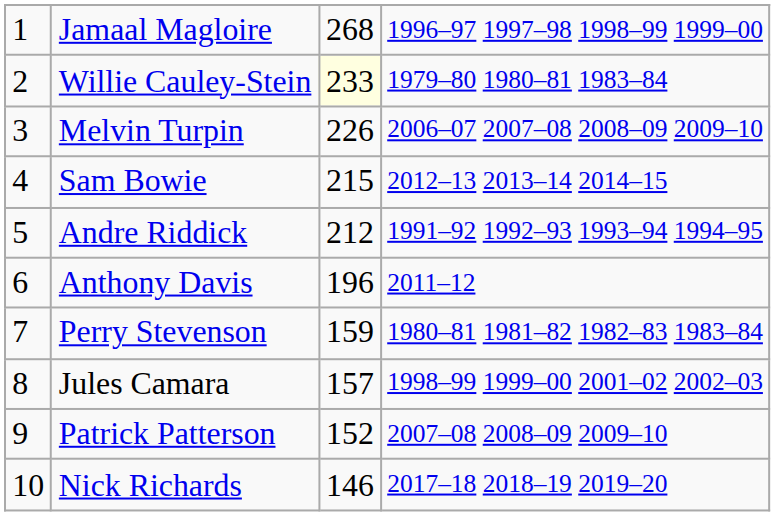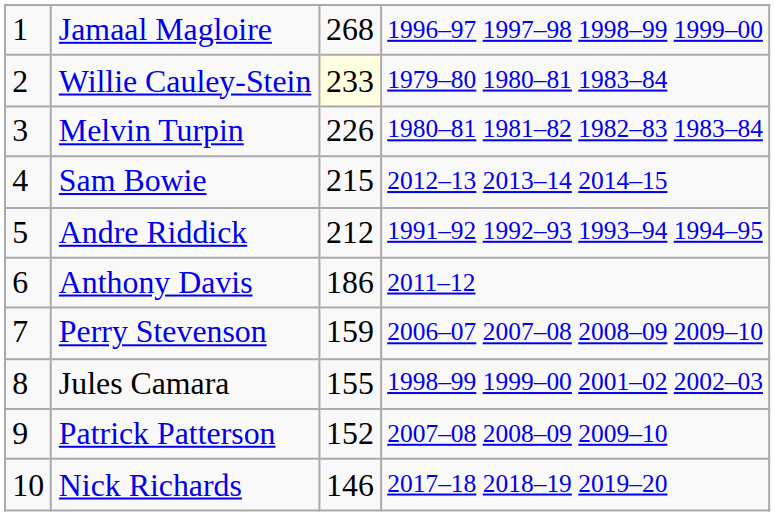(575, 130) 2006–07 2007–08 2008–09 2009–10 -> (575, 130) 1980–81 1981–82 1982–83 1983–84
(350, 282) 196 -> (350, 282) 186
(575, 332) 1980–81 1981–82 1982–83 1983–84 -> (575, 332) 2006–07 2007–08 2008–09 2009–10
(350, 383) 157 -> (350, 383) 155
